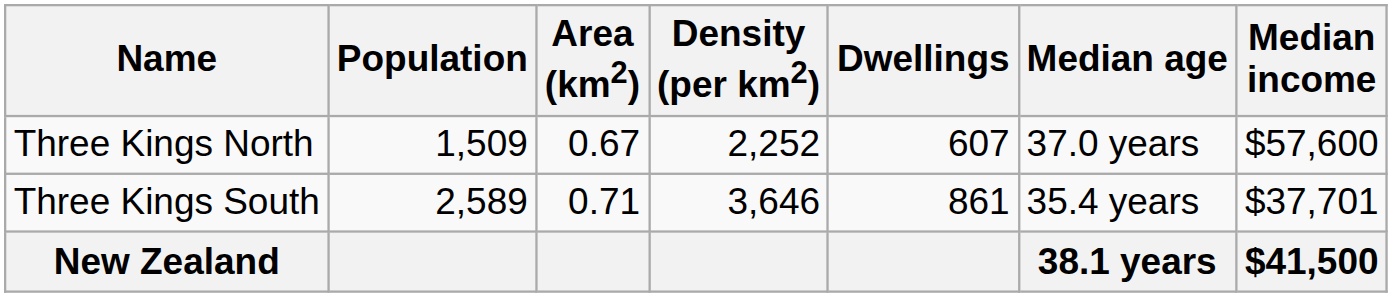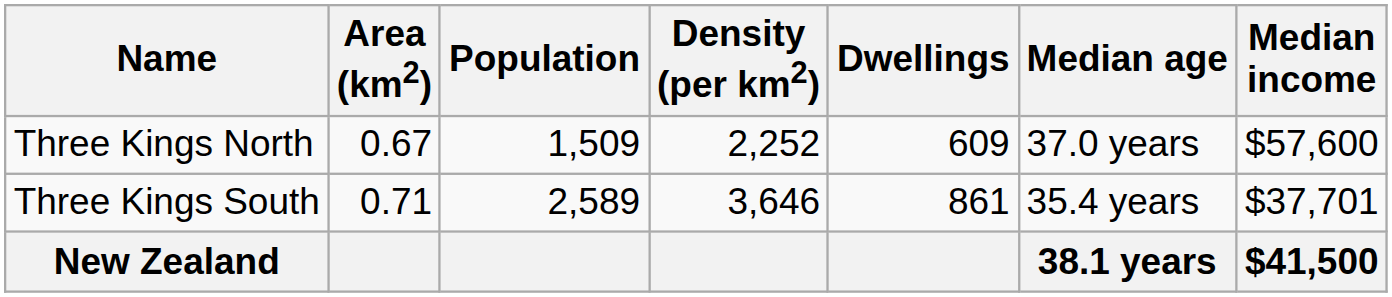columns swapped: (592, 59) <-> (432, 59)
(979, 144) 607 -> (979, 144) 609
